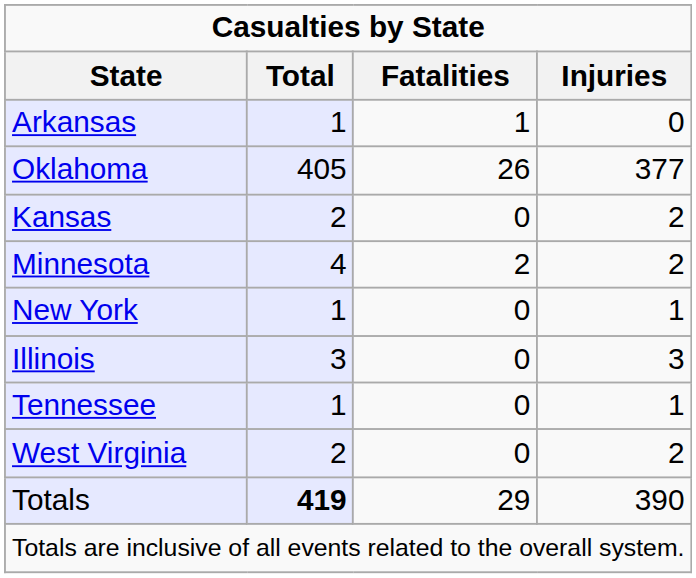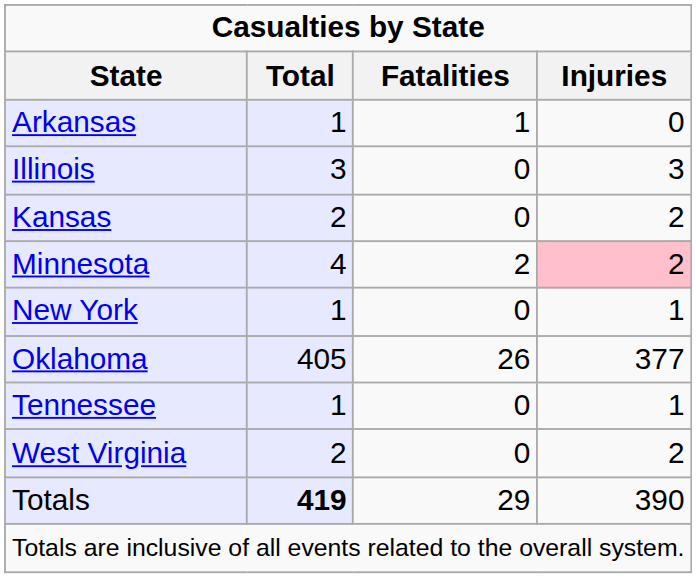rows swapped: (53, 358) <-> (80, 169)
(676, 264) no background -> (676, 264) pink background
